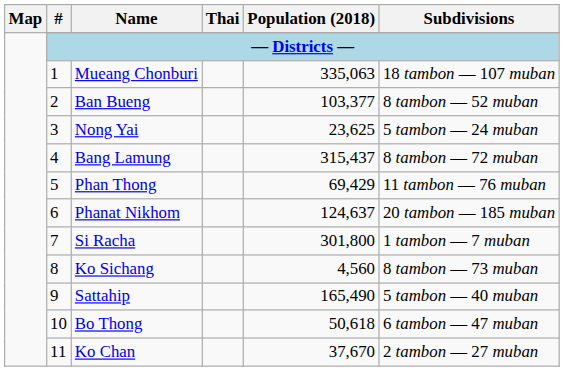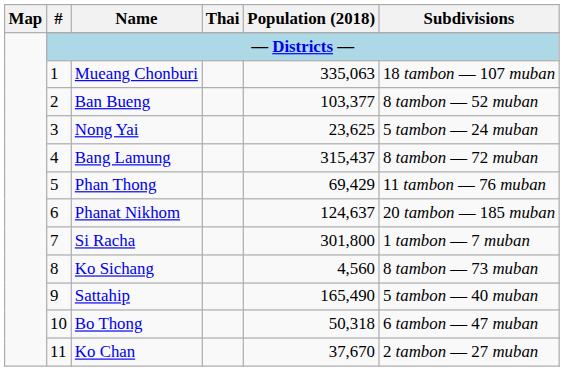(352, 324) 50,618 -> (352, 324) 50,318
